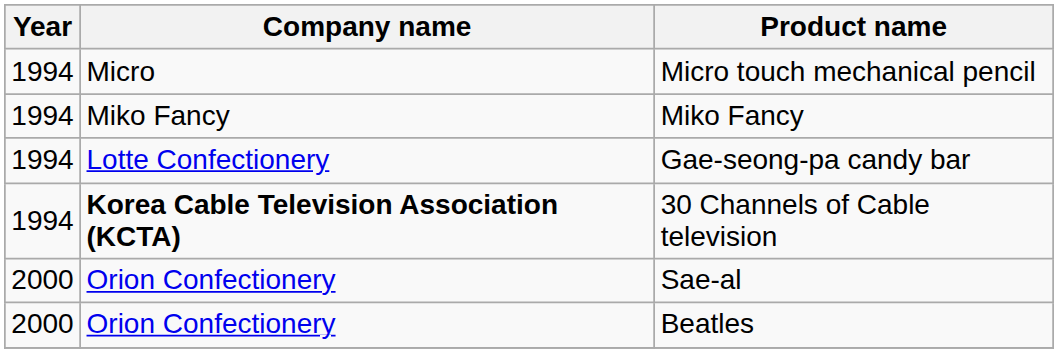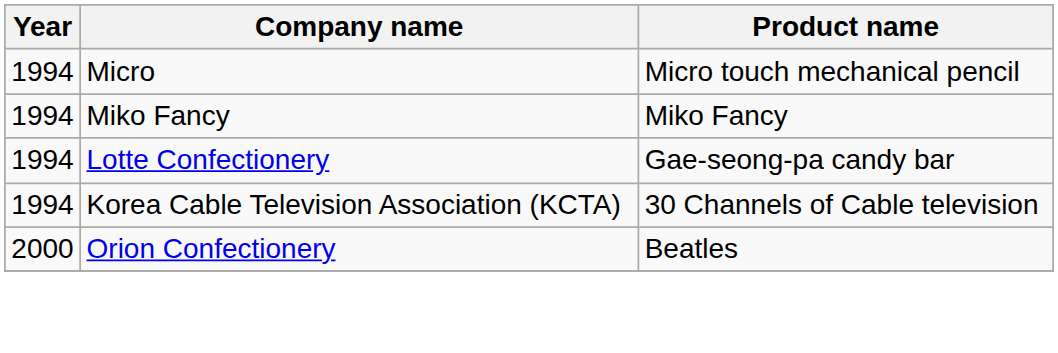(322, 220) bold -> (354, 204) normal
- row: (701, 280)
